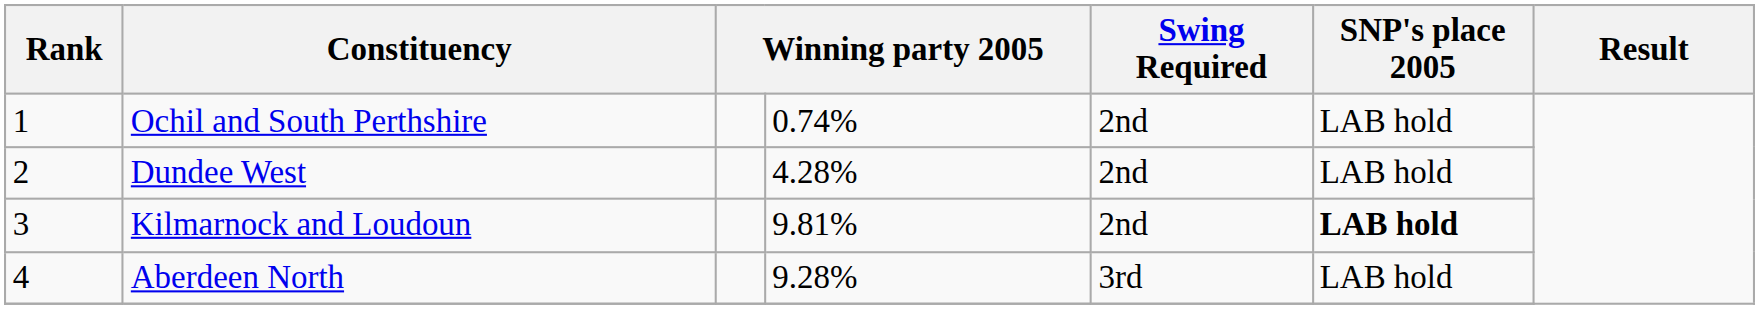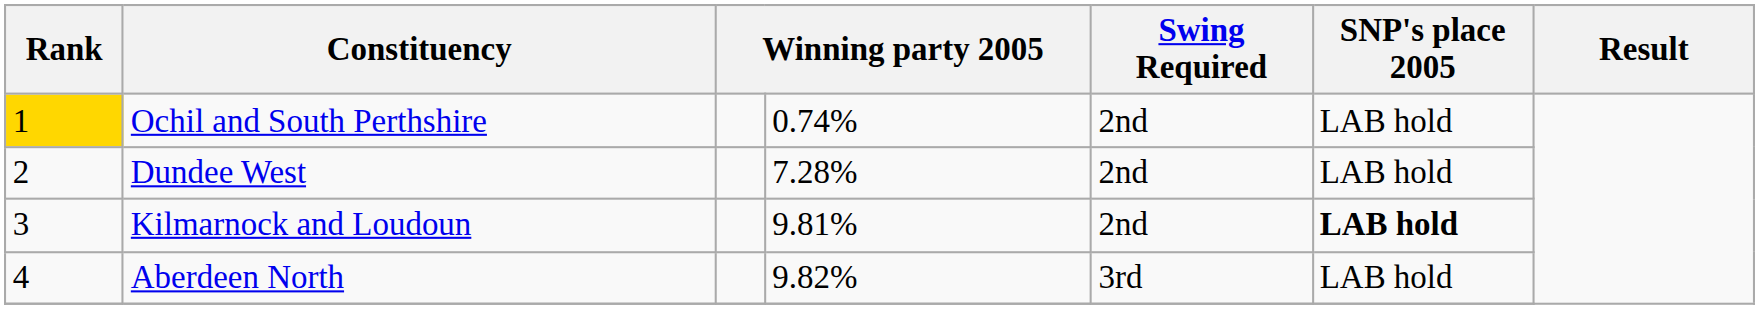(21, 119) no background -> (21, 119) gold background
(815, 172) 4.28% -> (815, 172) 7.28%
(815, 276) 9.28% -> (815, 276) 9.82%
